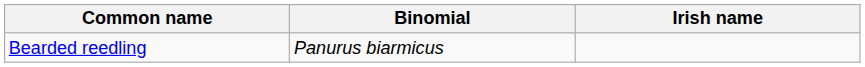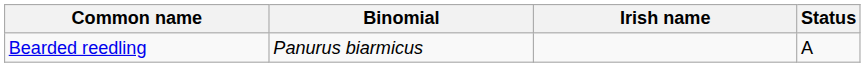+ column: (829, 18)
